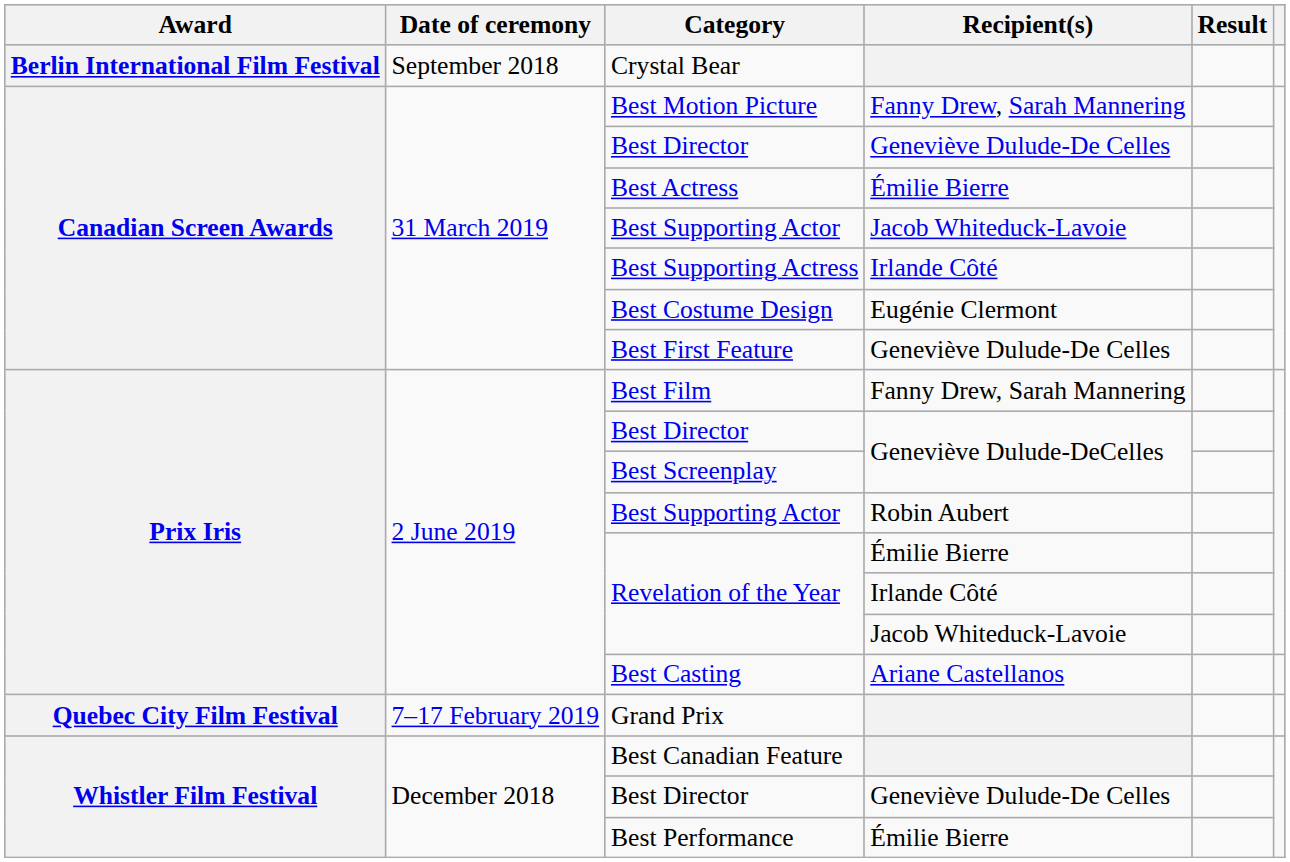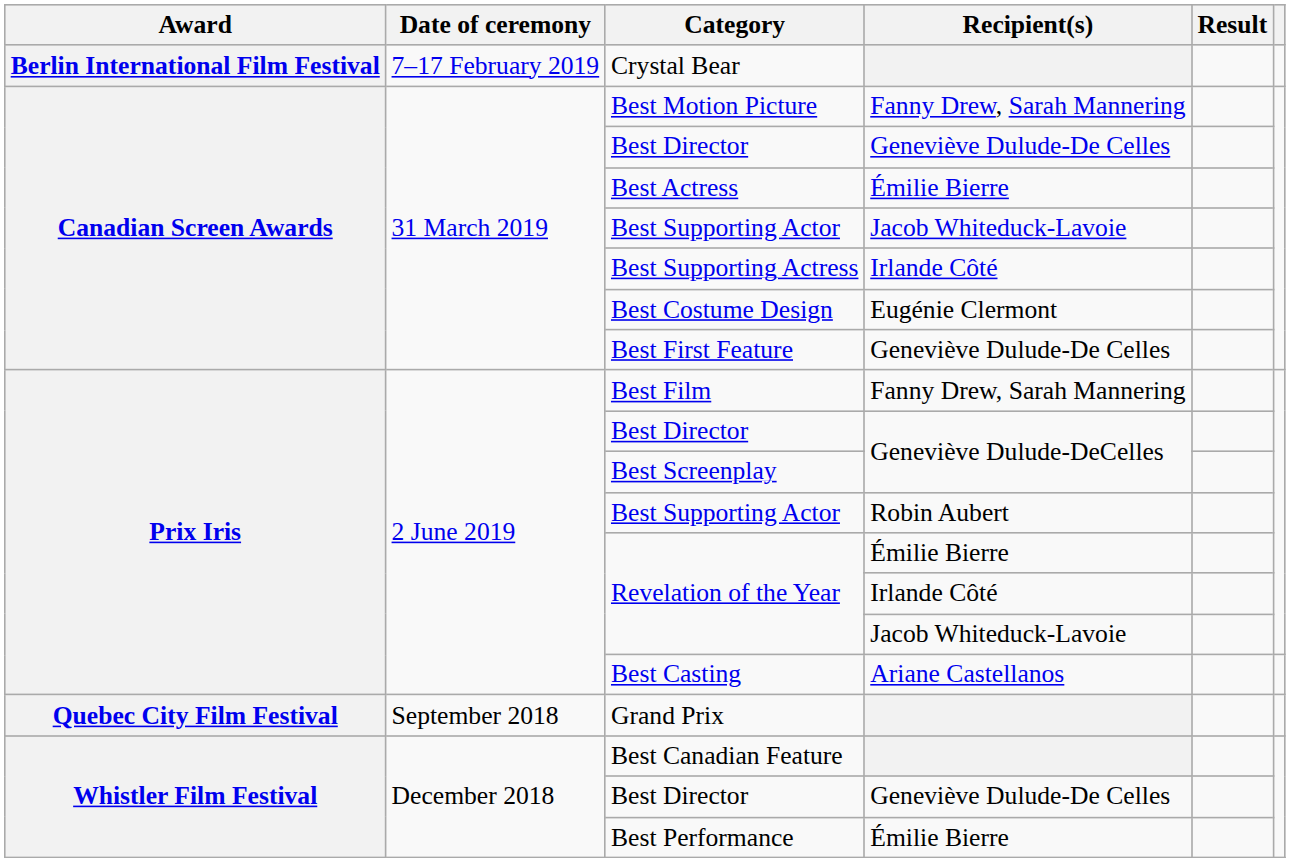(475, 65) September 2018 -> (495, 65) 7–17 February 2019
(495, 715) 7–17 February 2019 -> (475, 715) September 2018
